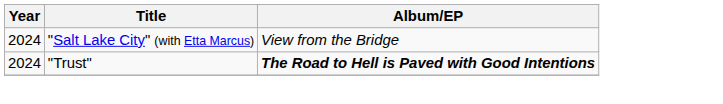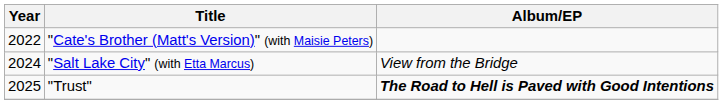+ row: (210, 39)
(24, 63) 2024 -> (24, 87) 2025
